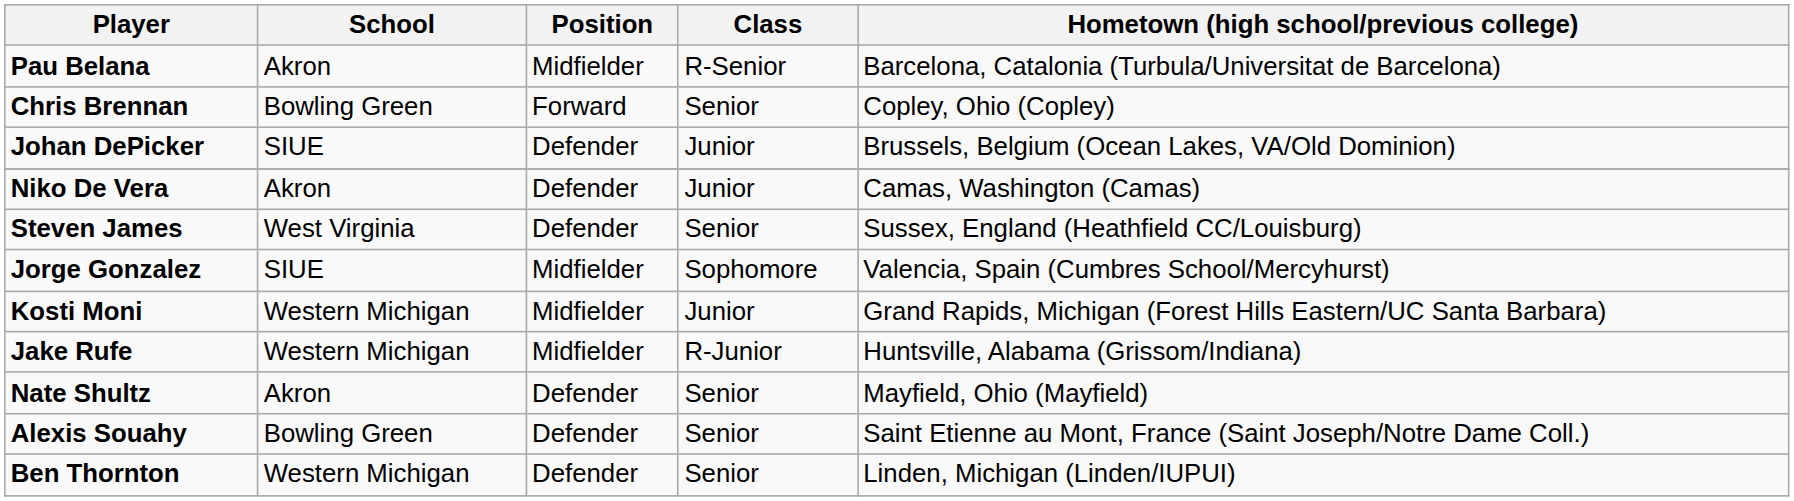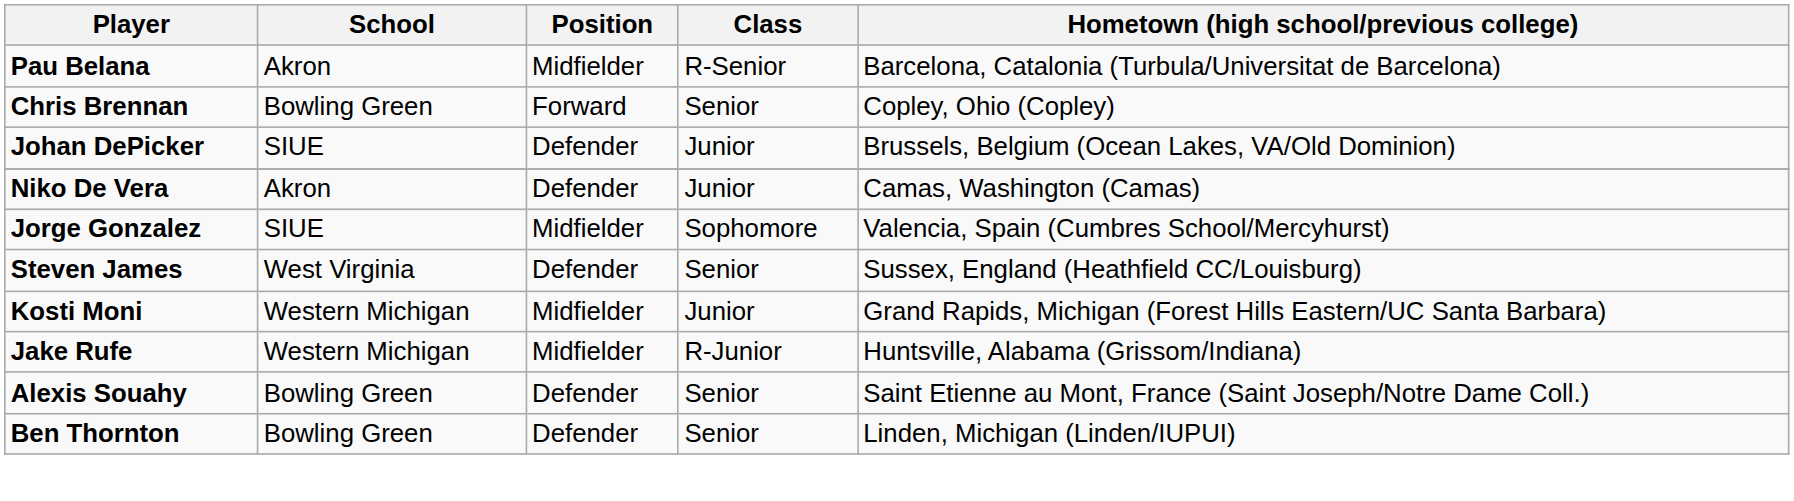rows swapped: (106, 270) <-> (97, 229)
- row: (81, 392)
(367, 474) Western Michigan -> (348, 433) Bowling Green
